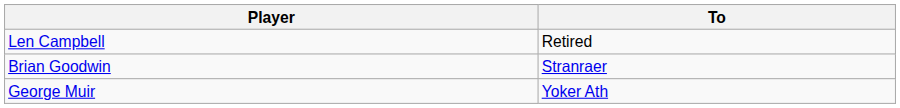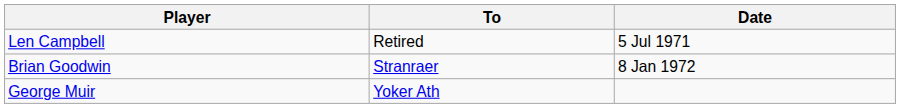+ column: (755, 17)
